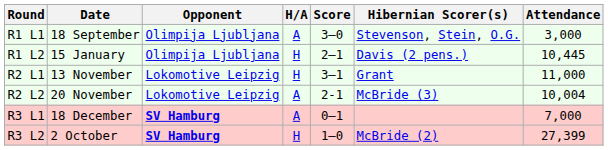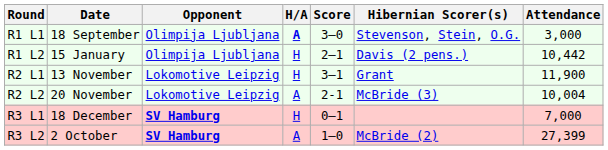(296, 35) normal -> (296, 35) bold
(563, 55) 10,445 -> (563, 55) 10,442
(563, 75) 11,000 -> (563, 75) 11,900
(296, 115) A -> (296, 115) H
(296, 135) H -> (296, 135) A
